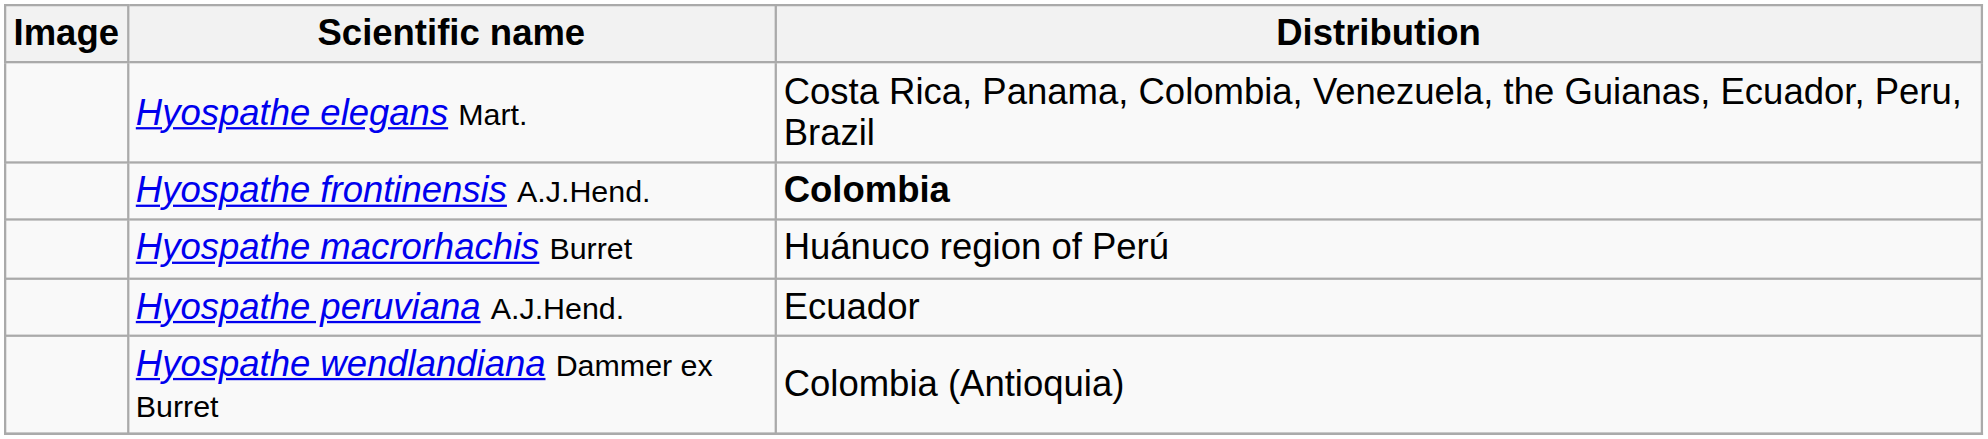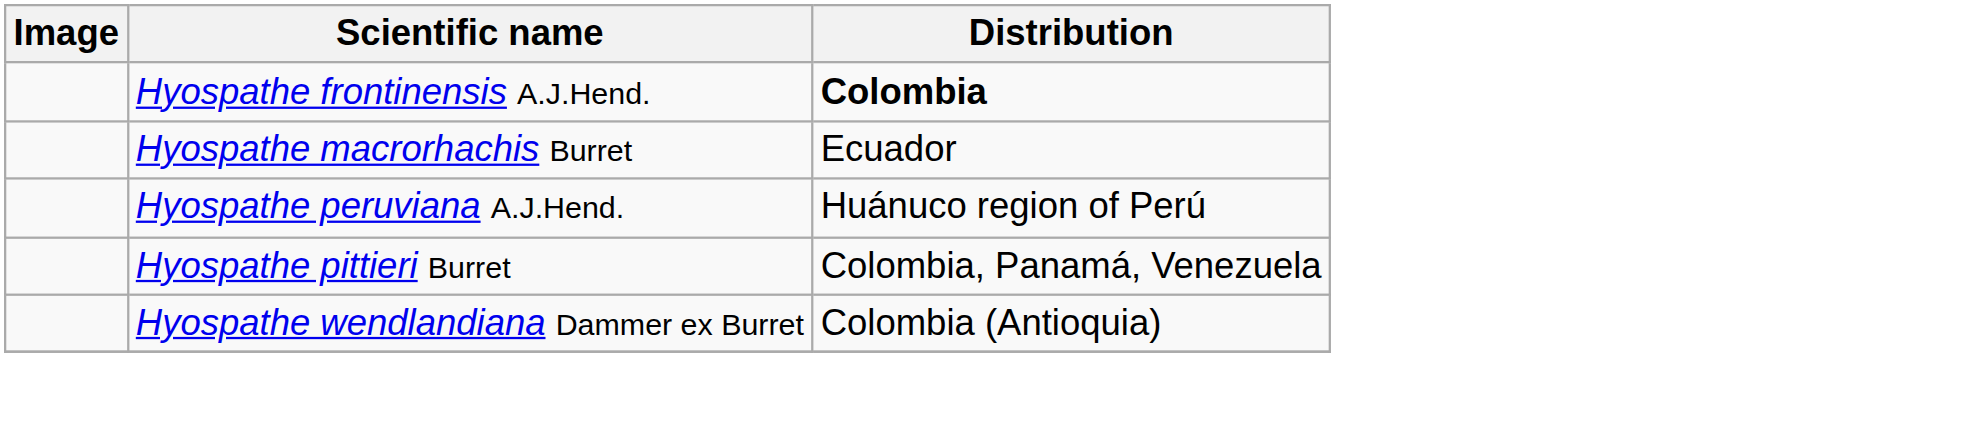- row: (332, 111)
(976, 248) Huánuco region of Perú -> (889, 149) Ecuador
(852, 305) Ecuador -> (1013, 206) Huánuco region of Perú
+ row: (323, 264)
